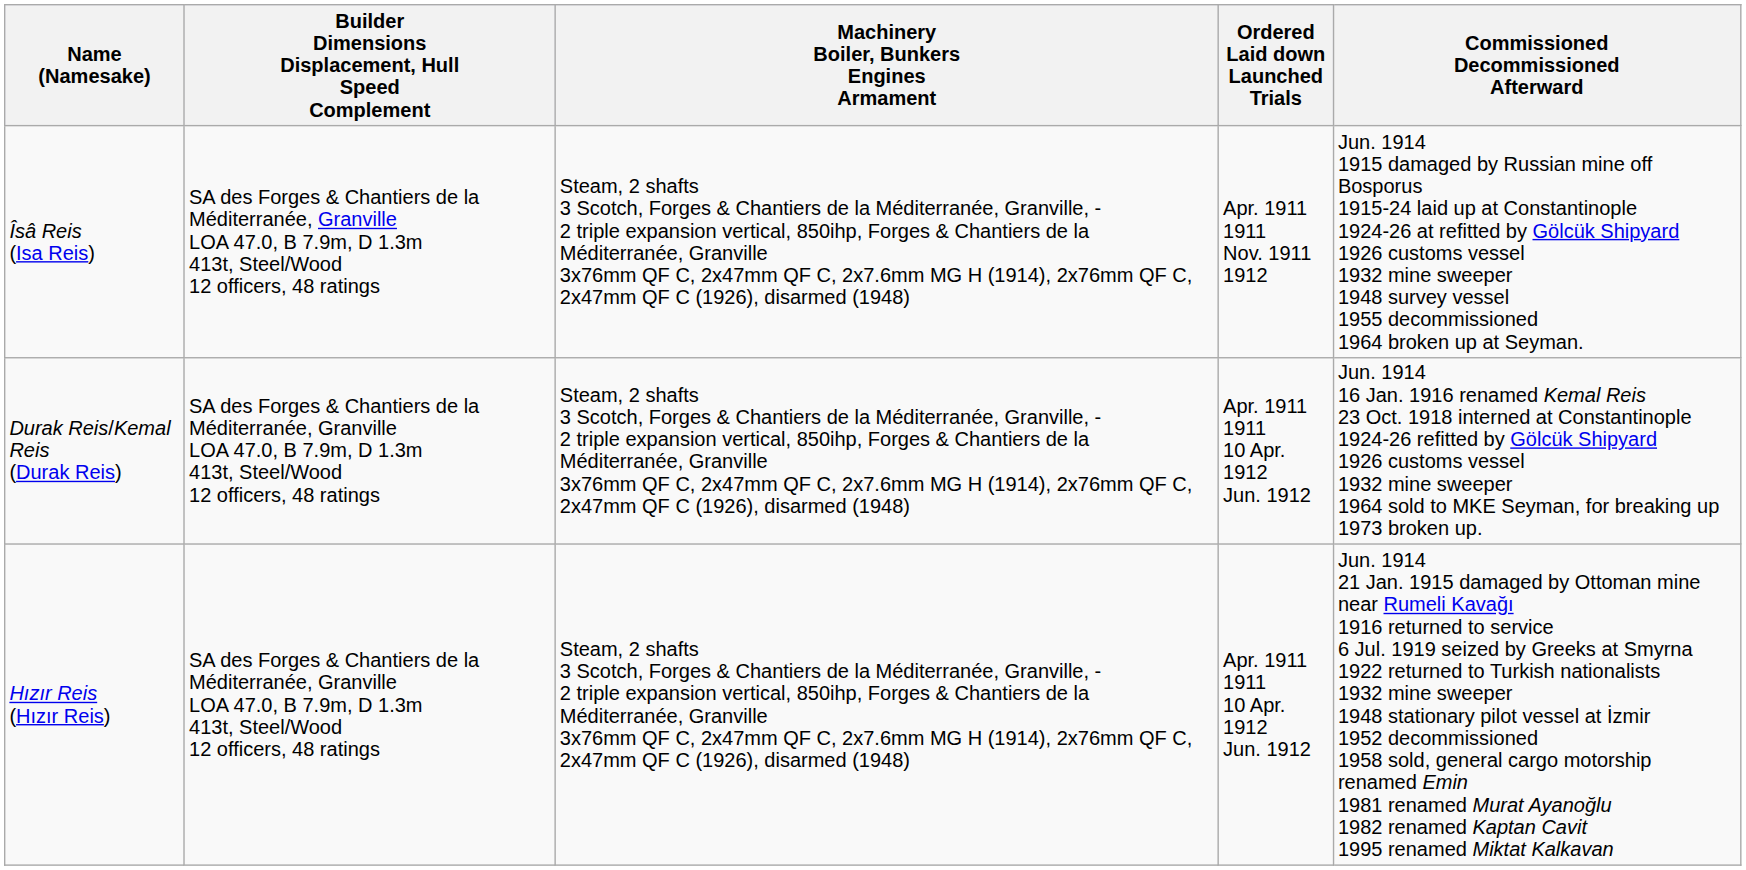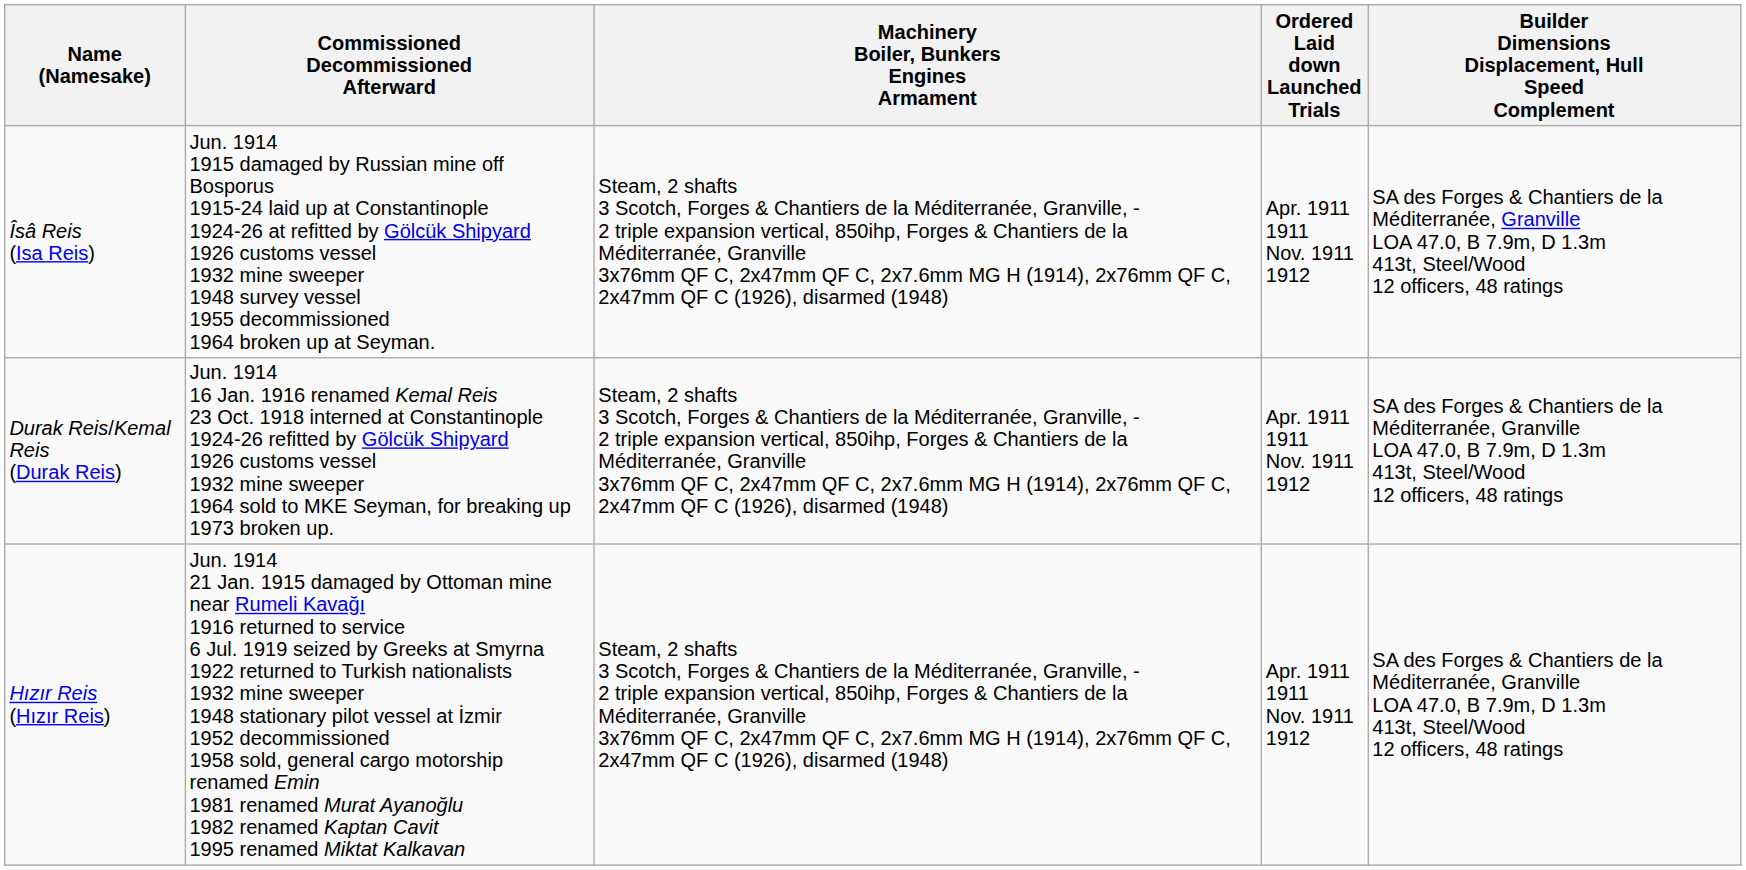columns swapped: (370, 65) <-> (1537, 65)
(1267, 451) Apr. 1911 1911 10 Apr. 1912 Jun. 1912 -> (1310, 451) Apr. 1911 1911 Nov. 1911 1912
(1267, 705) Apr. 1911 1911 10 Apr. 1912 Jun. 1912 -> (1310, 705) Apr. 1911 1911 Nov. 1911 1912
